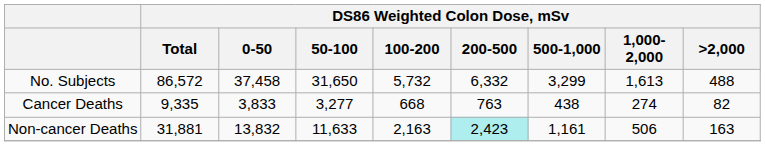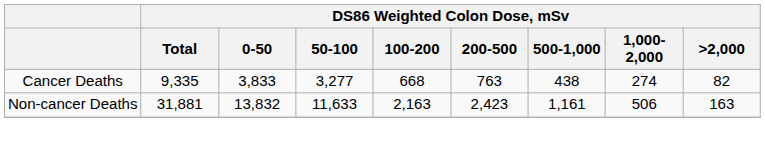- row: (73, 81)
(489, 128) paleturquoise background -> (489, 104) no background
